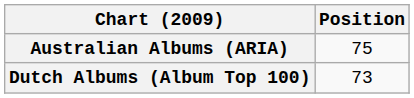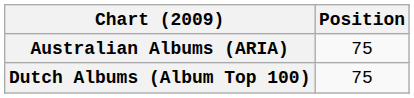(362, 78) 73 -> (362, 78) 75
